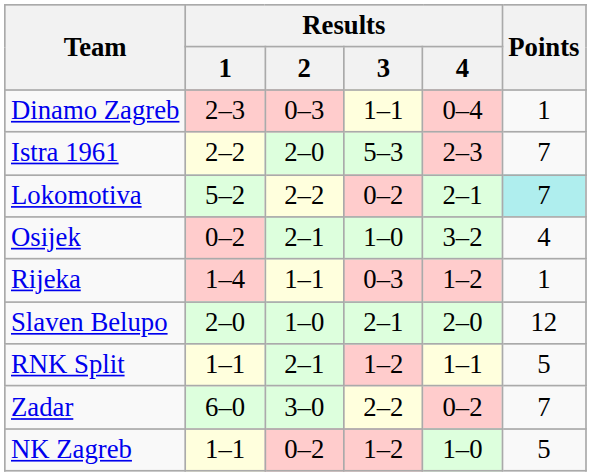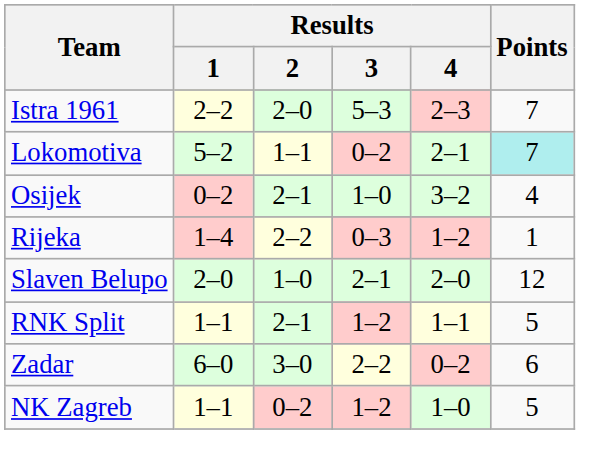- row: (95, 110)
(304, 195) 2–2 -> (292, 152) 1–1
(304, 279) 1–1 -> (292, 237) 2–2
(544, 407) 7 -> (532, 364) 6
